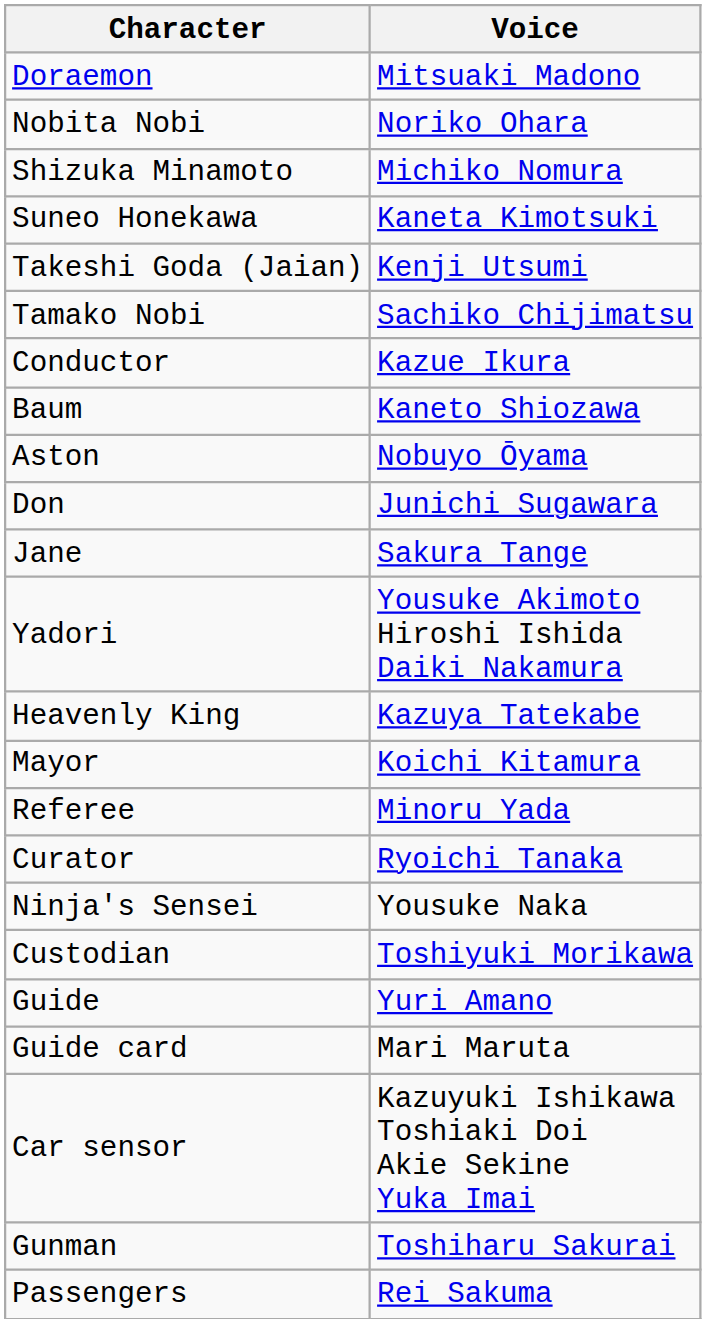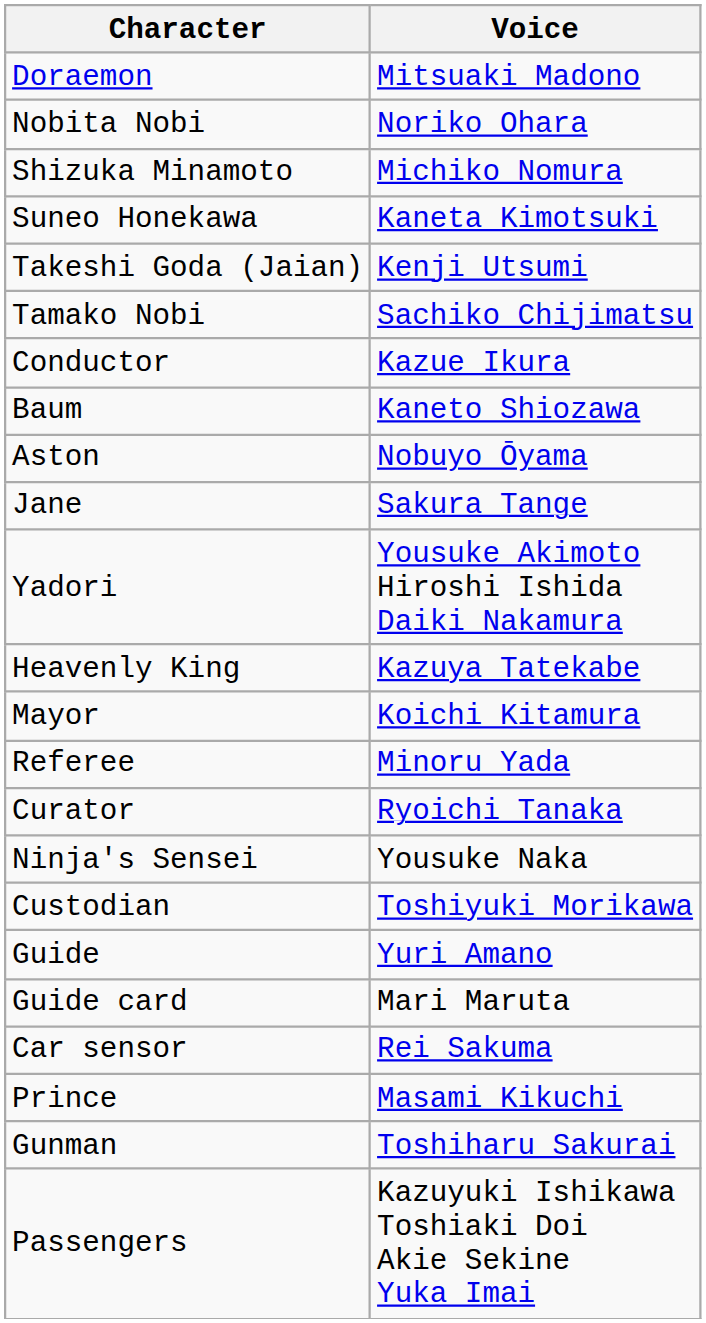- row: (38, 506)
(526, 1148) Kazuyuki Ishikawa Toshiaki Doi Akie Sekine Yuka Imai -> (465, 1050) Rei Sakuma
+ row: (65, 1098)
(465, 1294) Rei Sakuma -> (526, 1244) Kazuyuki Ishikawa Toshiaki Doi Akie Sekine Yuka Imai
